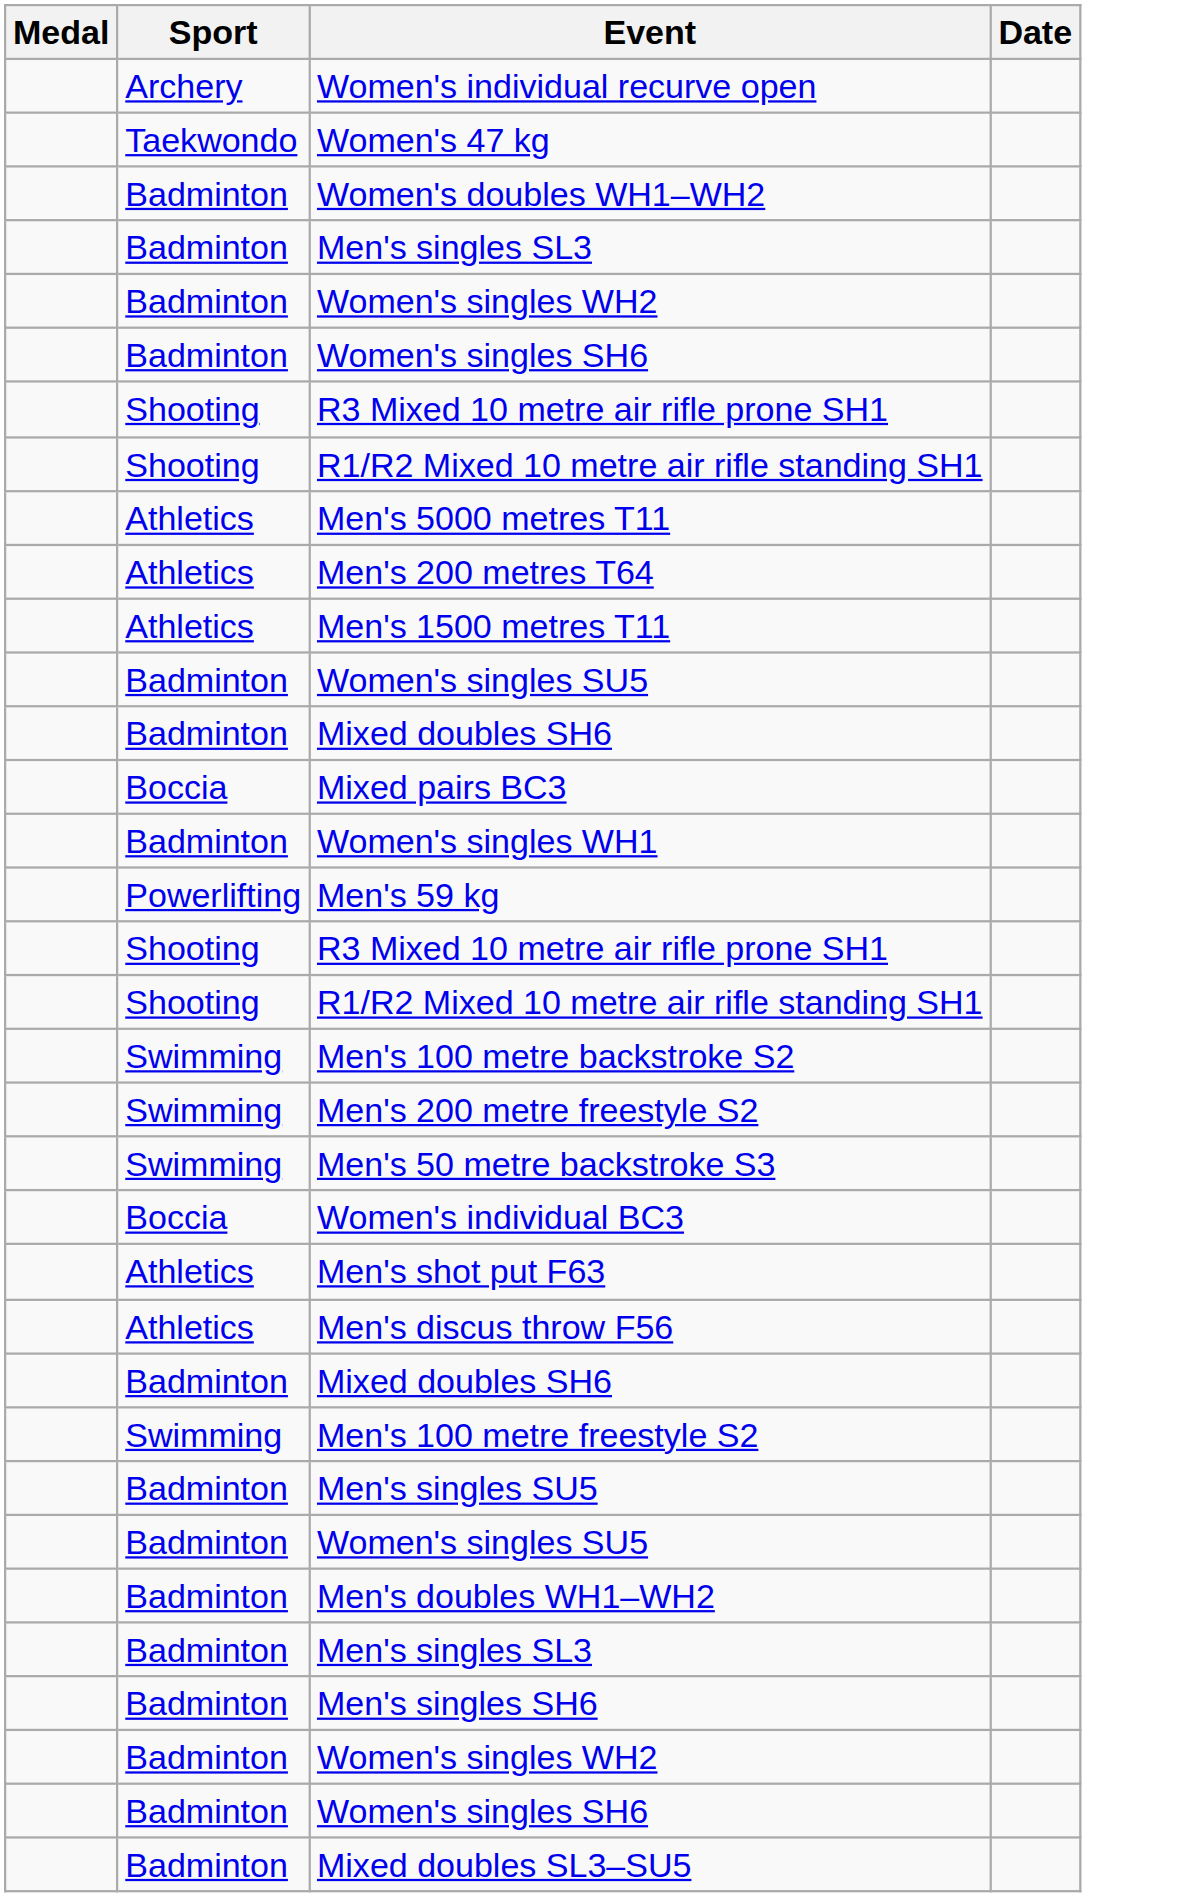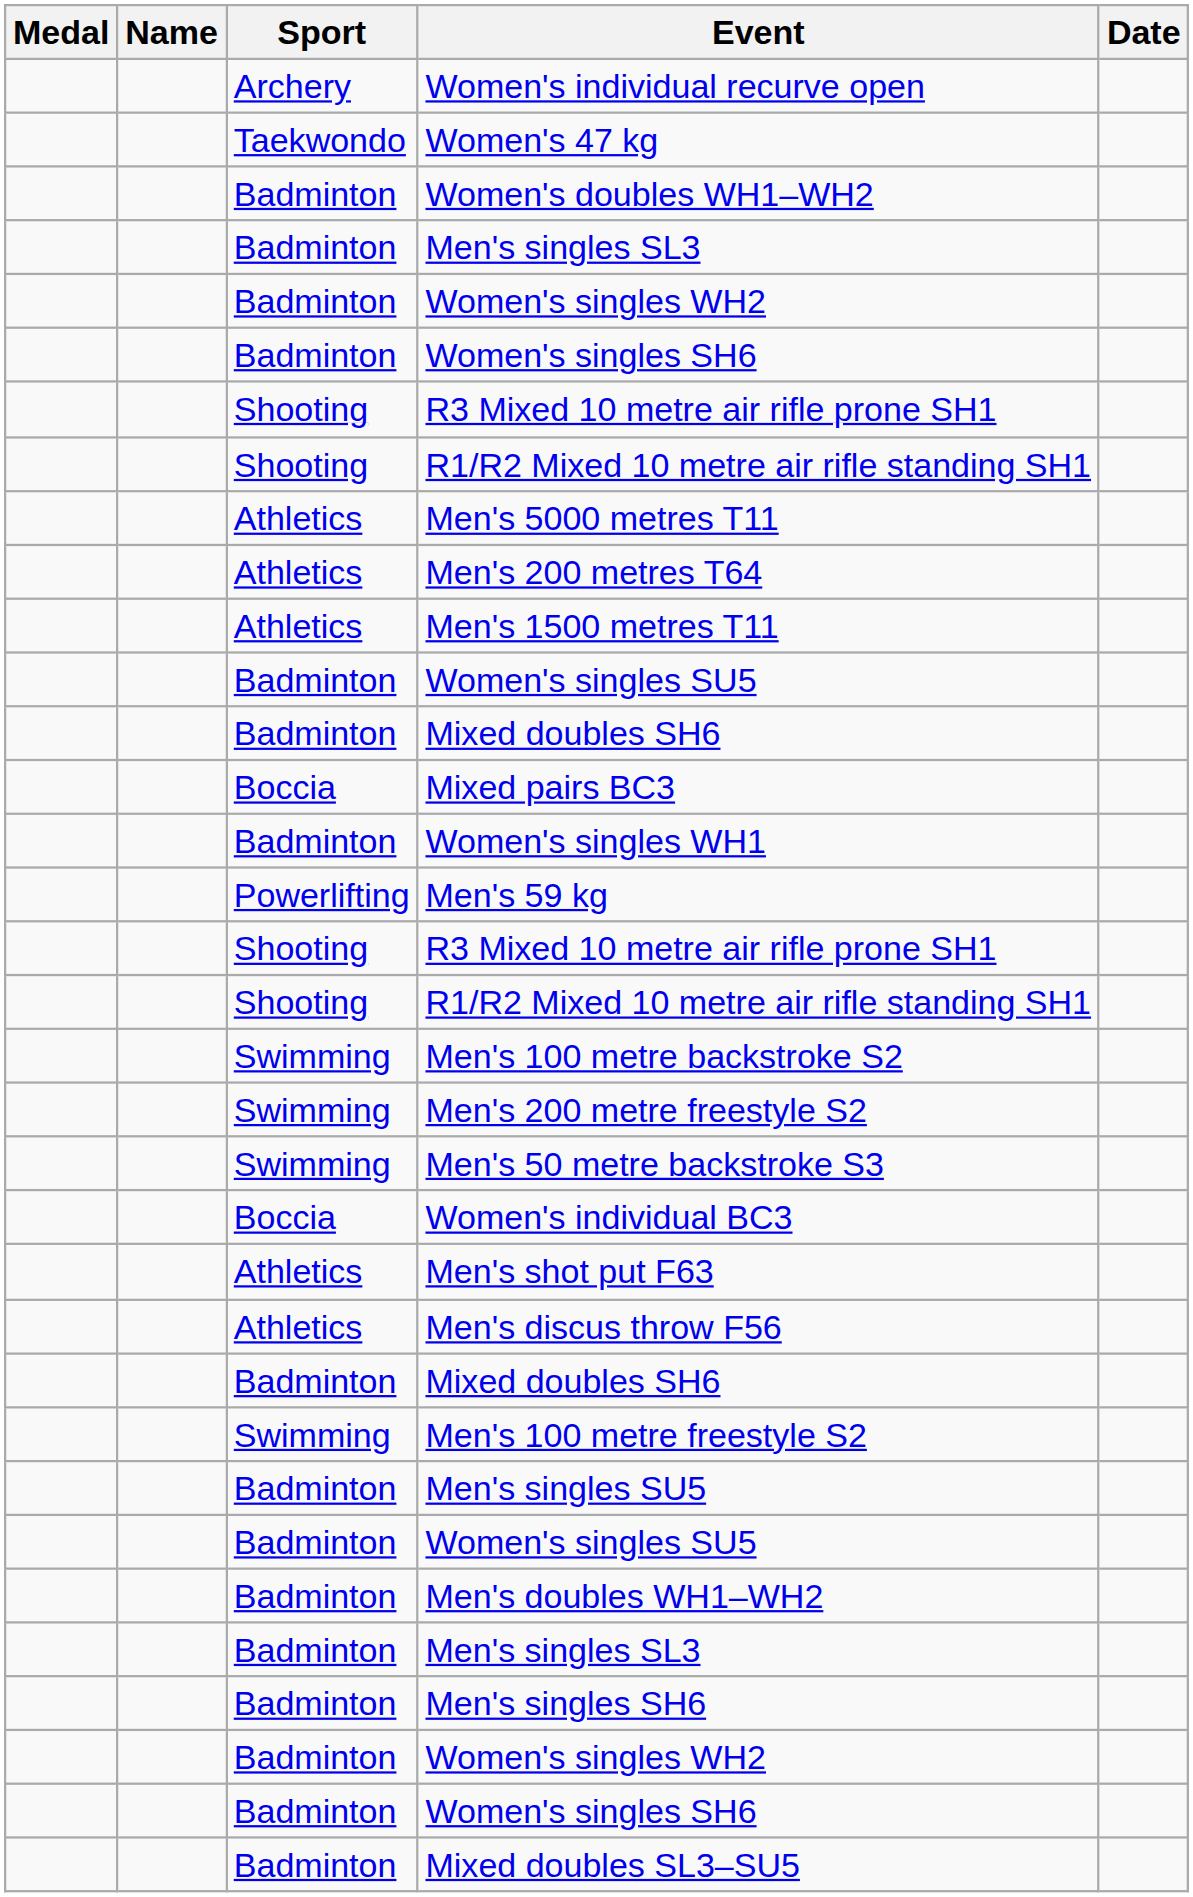+ column: (172, 32)
